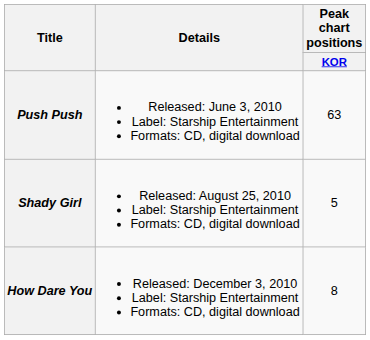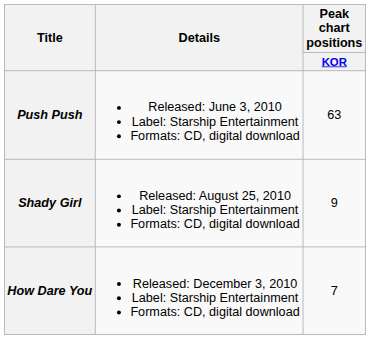(334, 202) 5 -> (334, 202) 9
(334, 290) 8 -> (334, 290) 7
